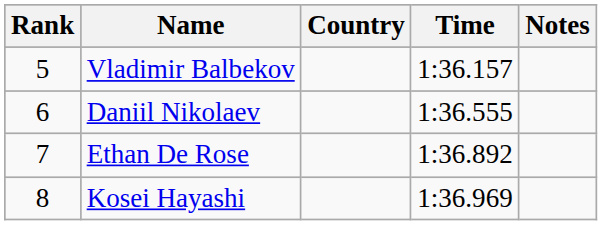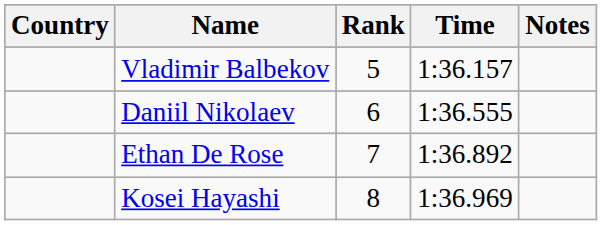columns swapped: (43, 25) <-> (356, 25)
